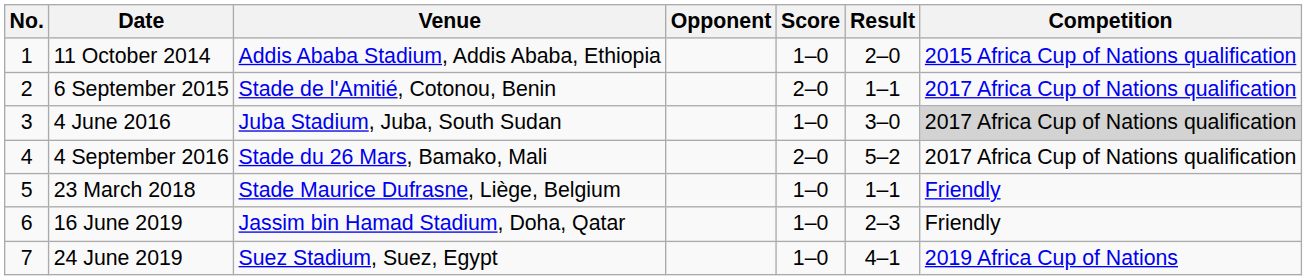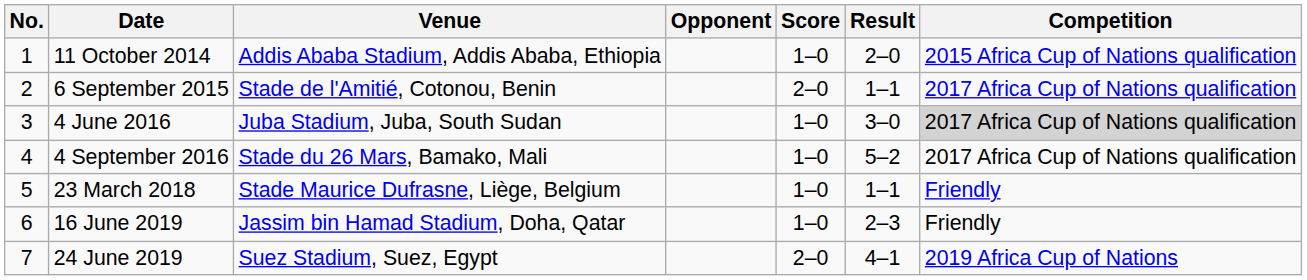(811, 156) 2–0 -> (811, 156) 1–0
(811, 257) 1–0 -> (811, 257) 2–0
